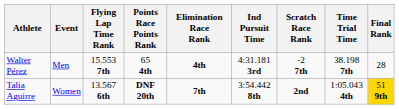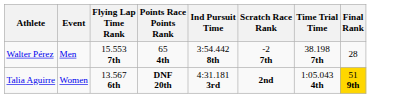- column: (199, 28)
(254, 65) 4:31.181 3rd -> (213, 54) 3:54.442 8th
(254, 91) 3:54.442 8th -> (213, 80) 4:31.181 3rd
